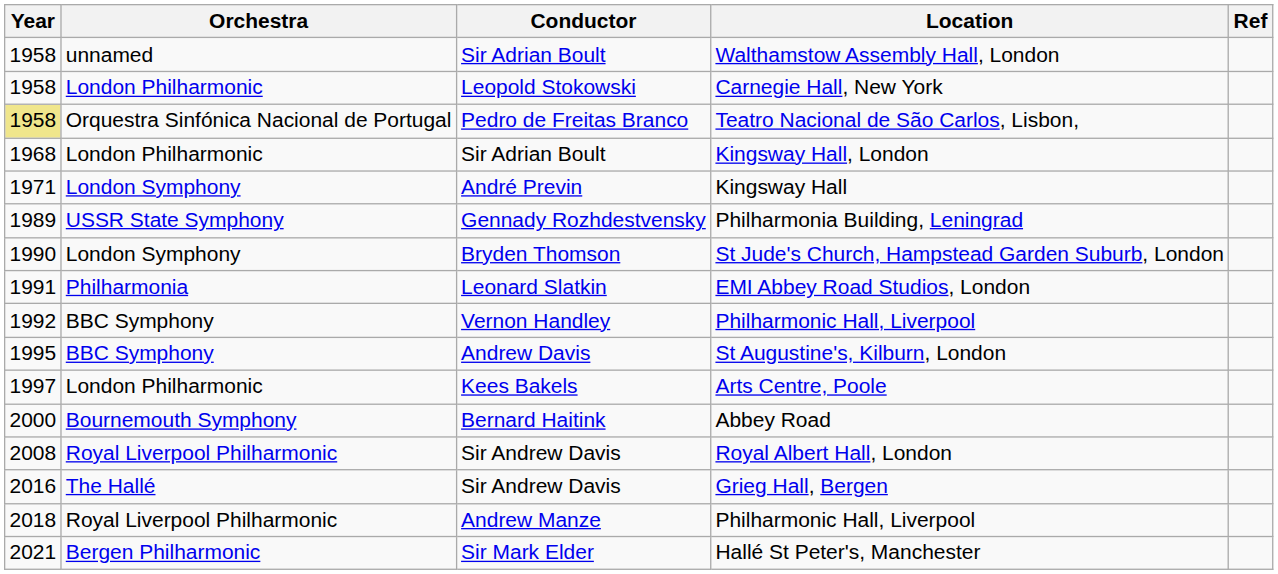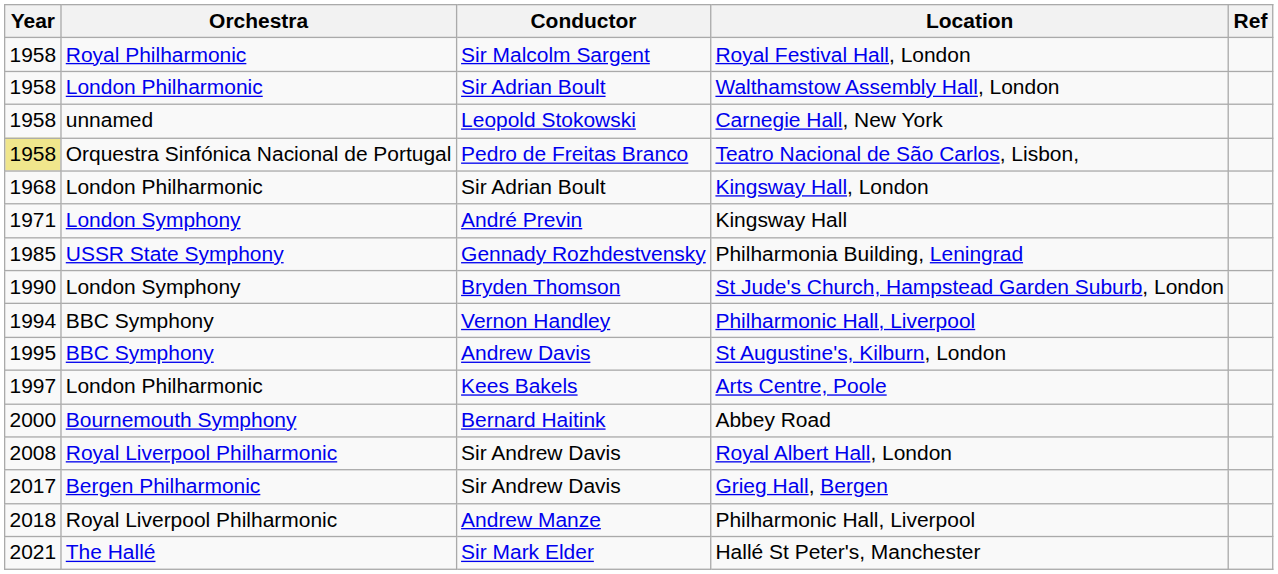+ row: (555, 54)
(109, 54) unnamed -> (164, 87) London Philharmonic
(164, 87) London Philharmonic -> (109, 120) unnamed
(33, 220) 1989 -> (33, 253) 1985
- row: (534, 287)
(33, 320) 1992 -> (33, 320) 1994
(33, 486) 2016 -> (33, 486) 2017
(111, 486) The Hallé -> (163, 486) Bergen Philharmonic
(163, 552) Bergen Philharmonic -> (111, 552) The Hallé
